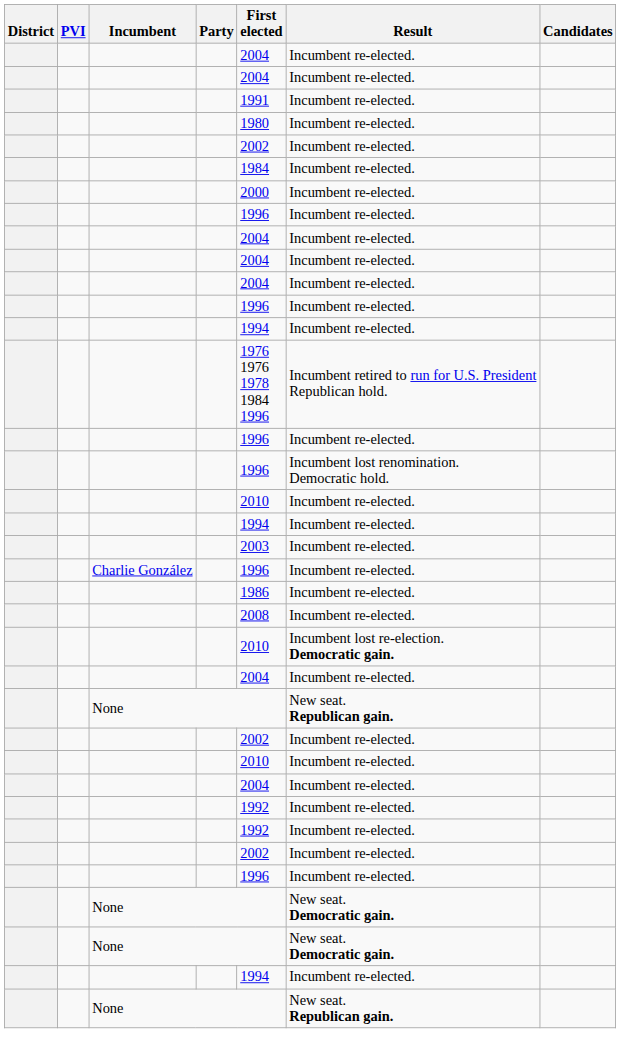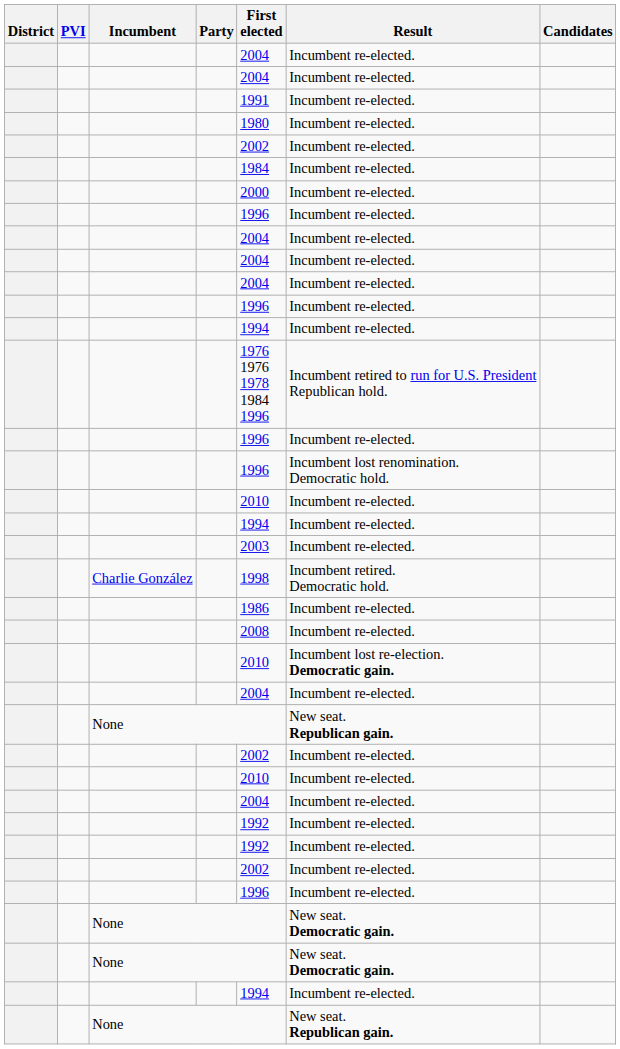(255, 569) 1996 -> (255, 577) 1998
(352, 569) Incumbent re-elected. -> (342, 577) Incumbent retired. Democratic hold.
